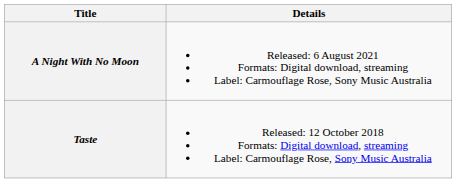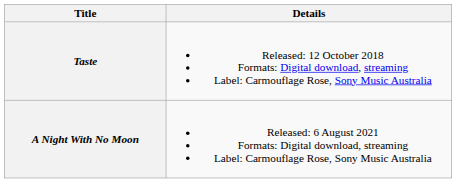rows swapped: (85, 139) <-> (85, 61)
